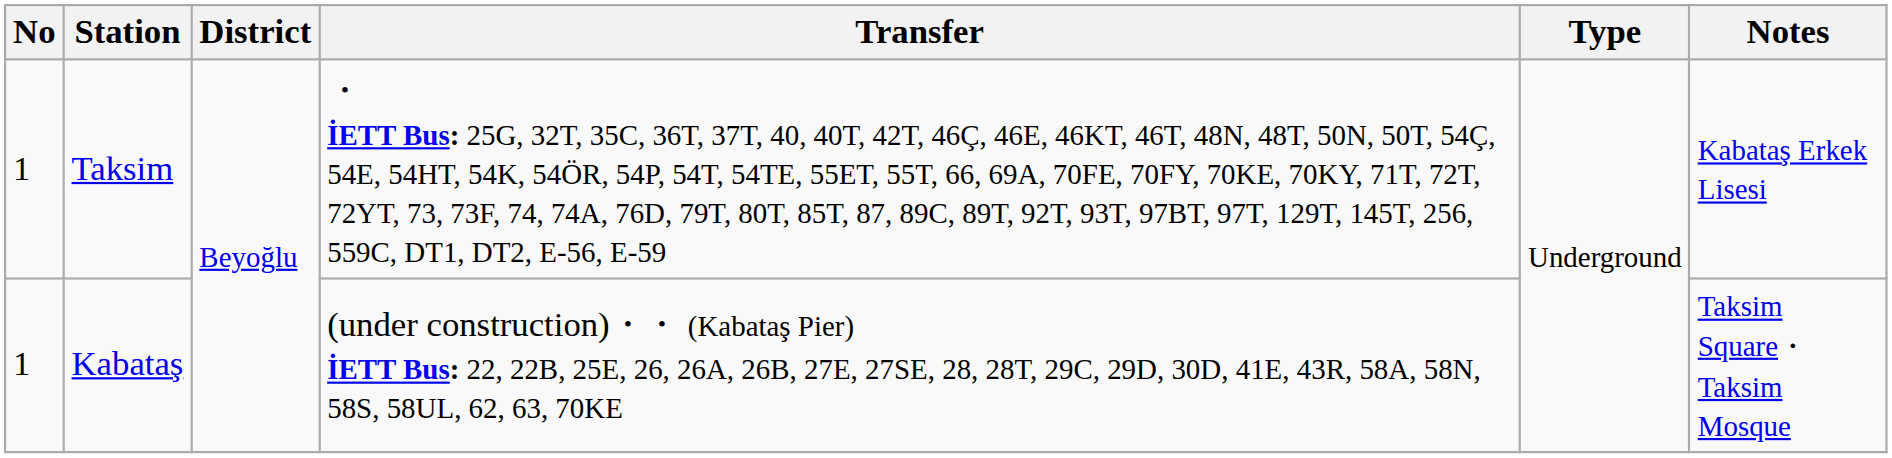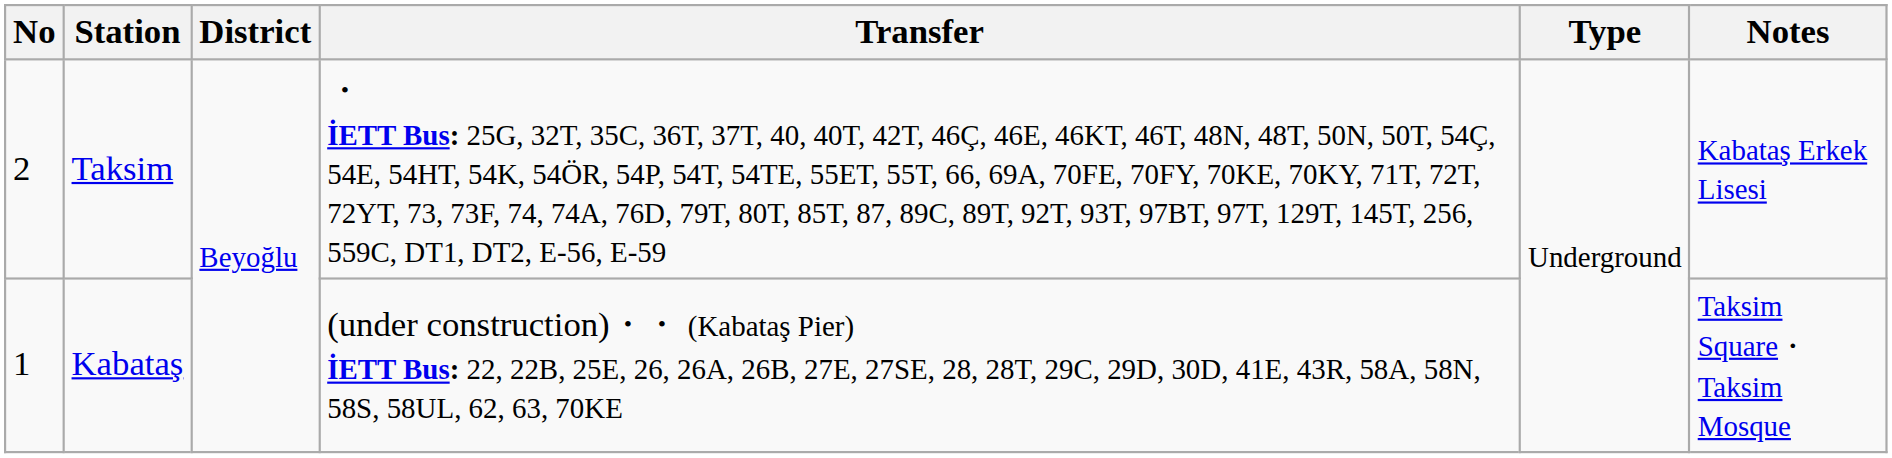(22, 168) 1 -> (22, 168) 2
